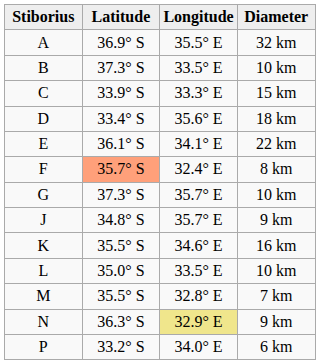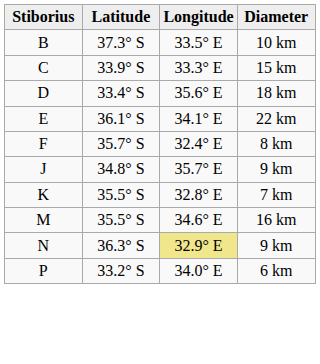- row: (43, 42)
(121, 169) lightsalmon background -> (121, 144) no background
- row: (43, 194)
(199, 245) 34.6° E -> (199, 194) 32.8° E
(276, 245) 16 km -> (276, 194) 7 km
- row: (43, 270)
(199, 296) 32.8° E -> (199, 220) 34.6° E
(276, 296) 7 km -> (276, 220) 16 km
